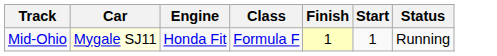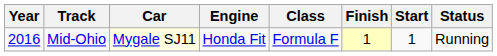+ column: (24, 16)
